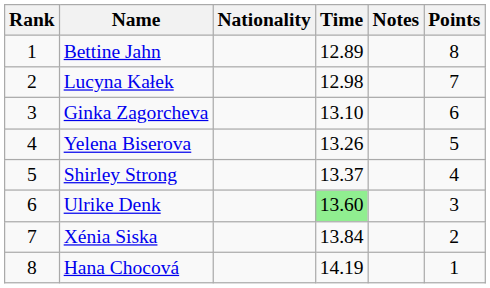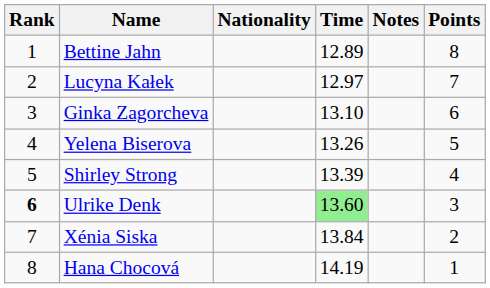(342, 81) 12.98 -> (342, 81) 12.97
(342, 174) 13.37 -> (342, 174) 13.39
(32, 205) normal -> (32, 205) bold
